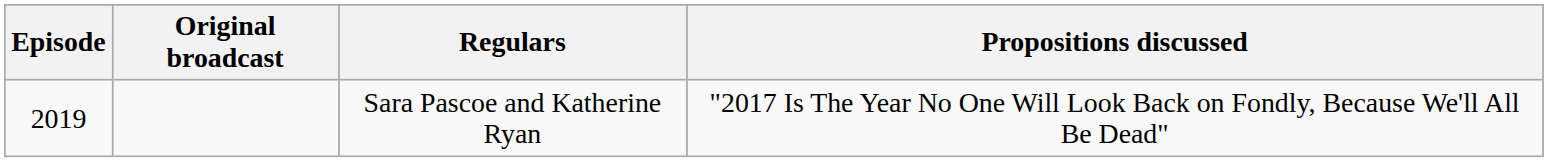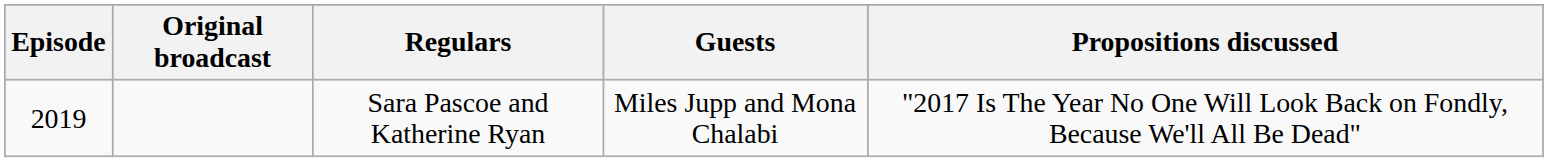+ column: (735, 42)
